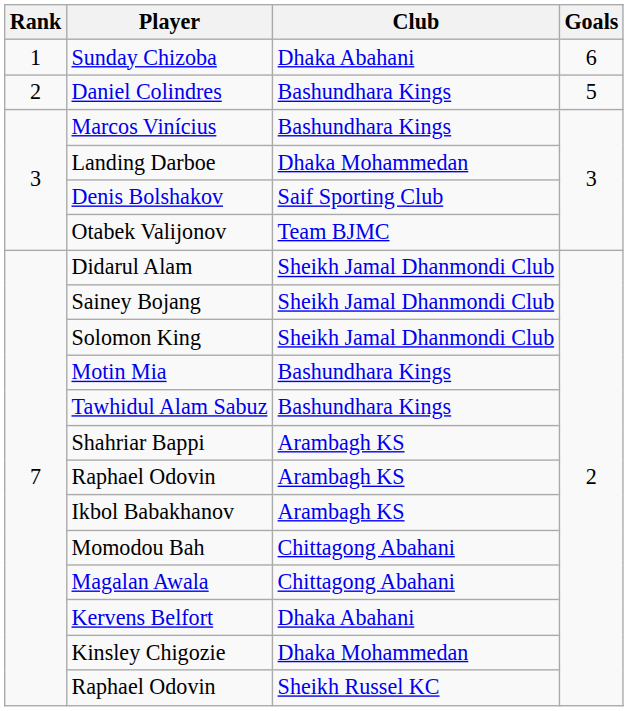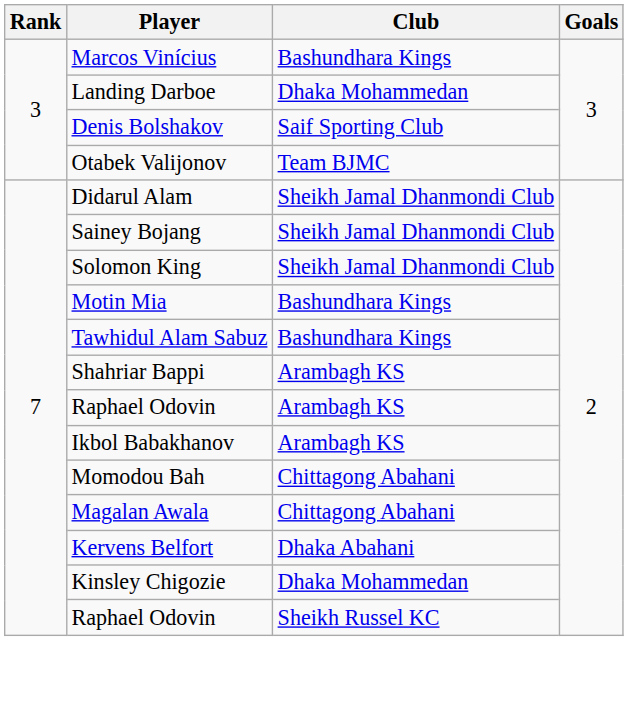- row: (144, 57)
- row: (147, 92)
